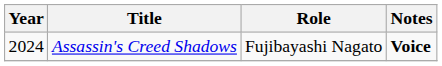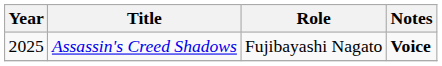(26, 46) 2024 -> (26, 46) 2025
